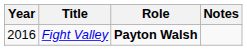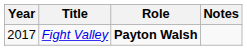(22, 34) 2016 -> (22, 34) 2017
